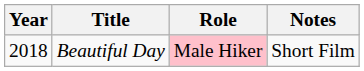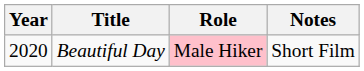(28, 50) 2018 -> (28, 50) 2020
